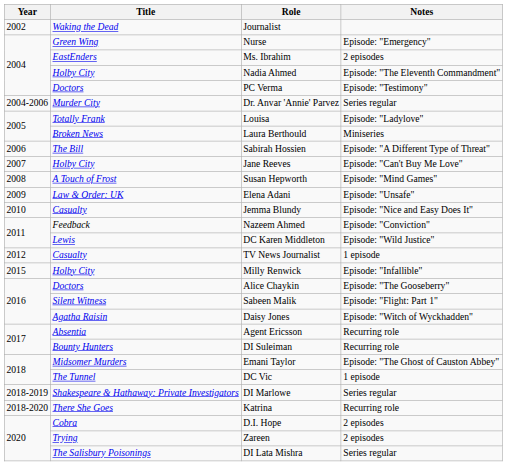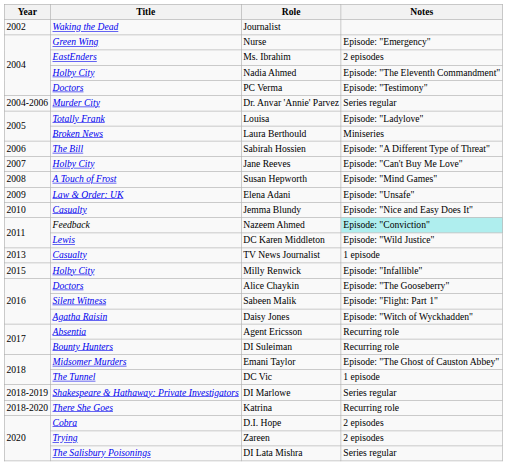(387, 225) no background -> (387, 225) paleturquoise background
(16, 255) 2012 -> (16, 255) 2013
